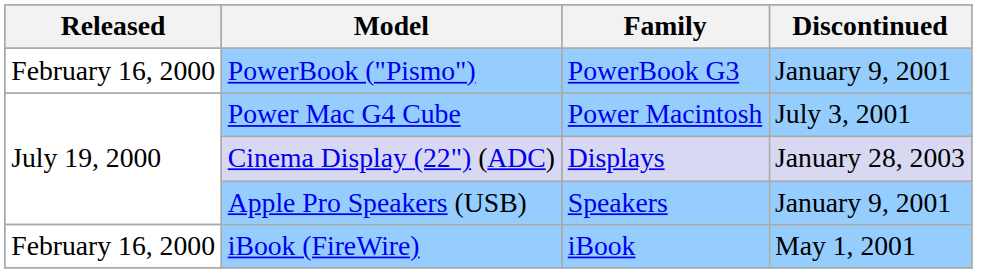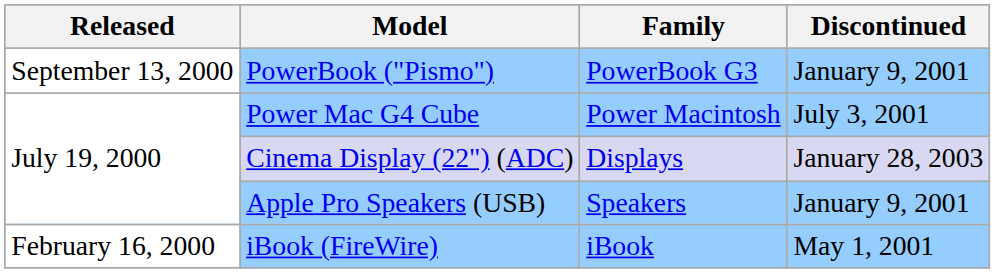(113, 70) February 16, 2000 -> (122, 70) September 13, 2000
